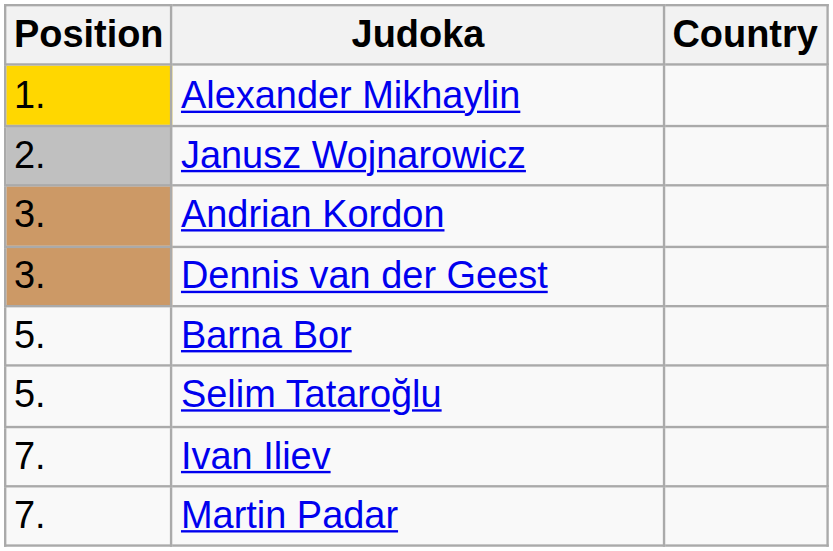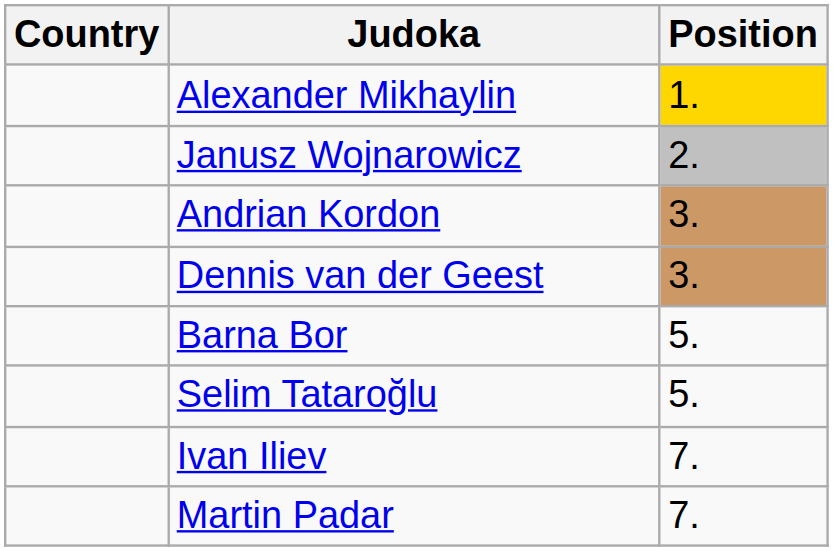columns swapped: (89, 34) <-> (745, 34)
